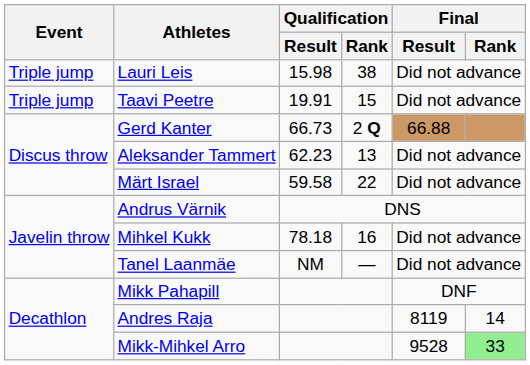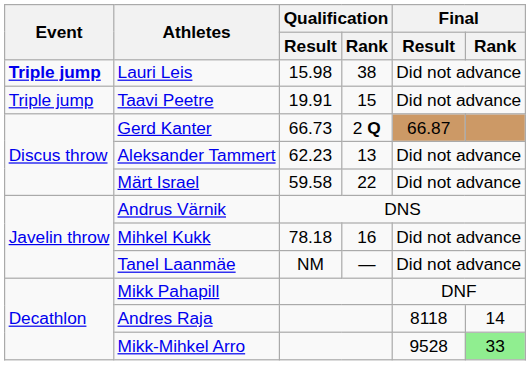(51, 73) normal -> (55, 73) bold
(429, 128) 66.88 -> (429, 128) 66.87
(429, 319) 8119 -> (429, 319) 8118
